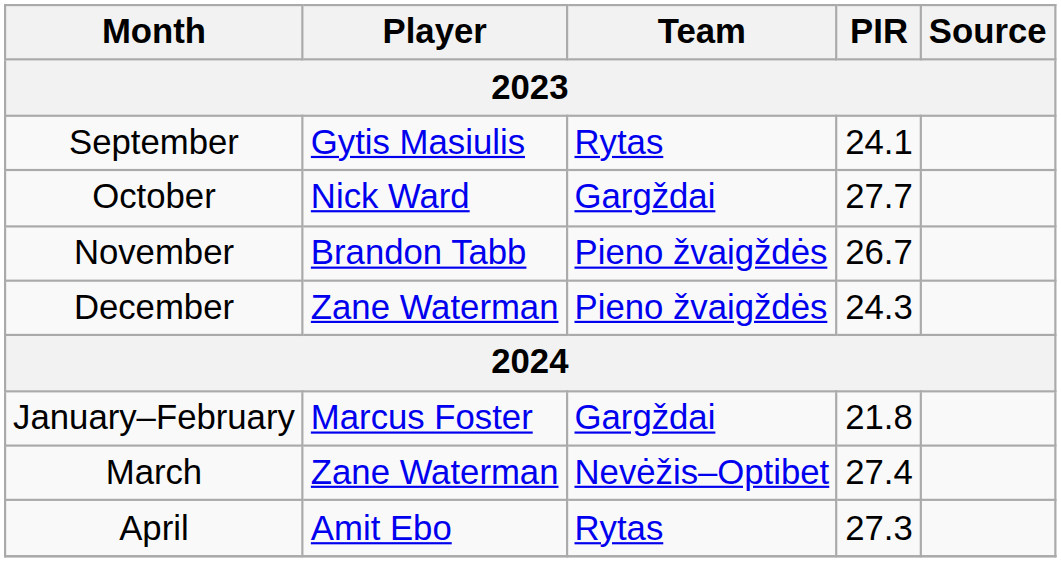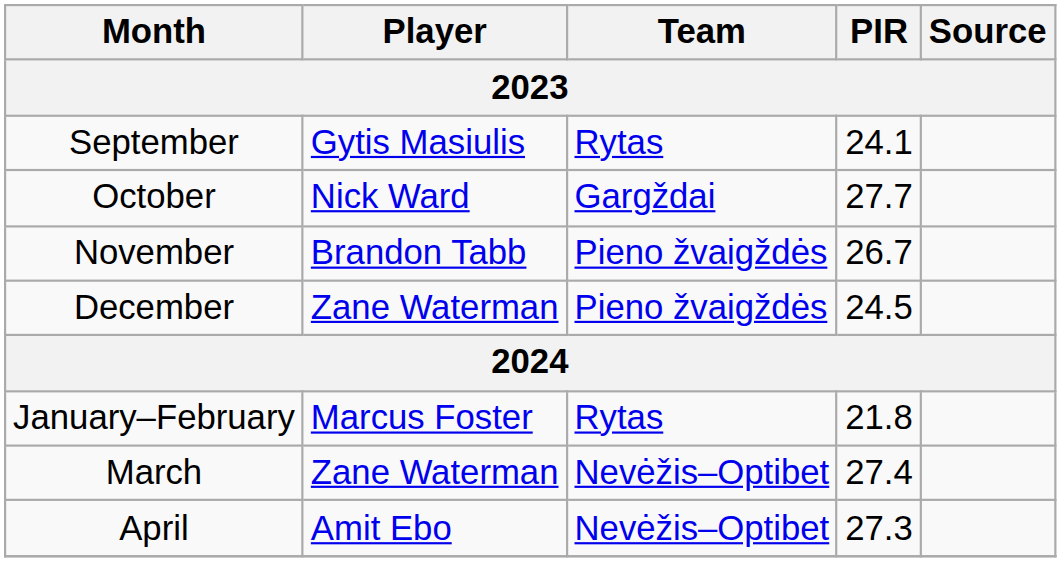(879, 307) 24.3 -> (879, 307) 24.5
(645, 417) Gargždai -> (619, 417) Rytas
(619, 527) Rytas -> (702, 527) Nevėžis–Optibet
